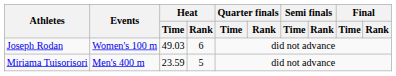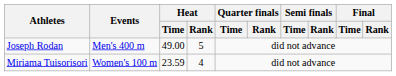(125, 46) Women's 100 m -> (118, 46) Men's 400 m
(173, 46) 49.03 -> (173, 46) 49.00
(201, 46) 6 -> (201, 46) 5
(118, 63) Men's 400 m -> (125, 63) Women's 100 m
(201, 63) 5 -> (201, 63) 4
